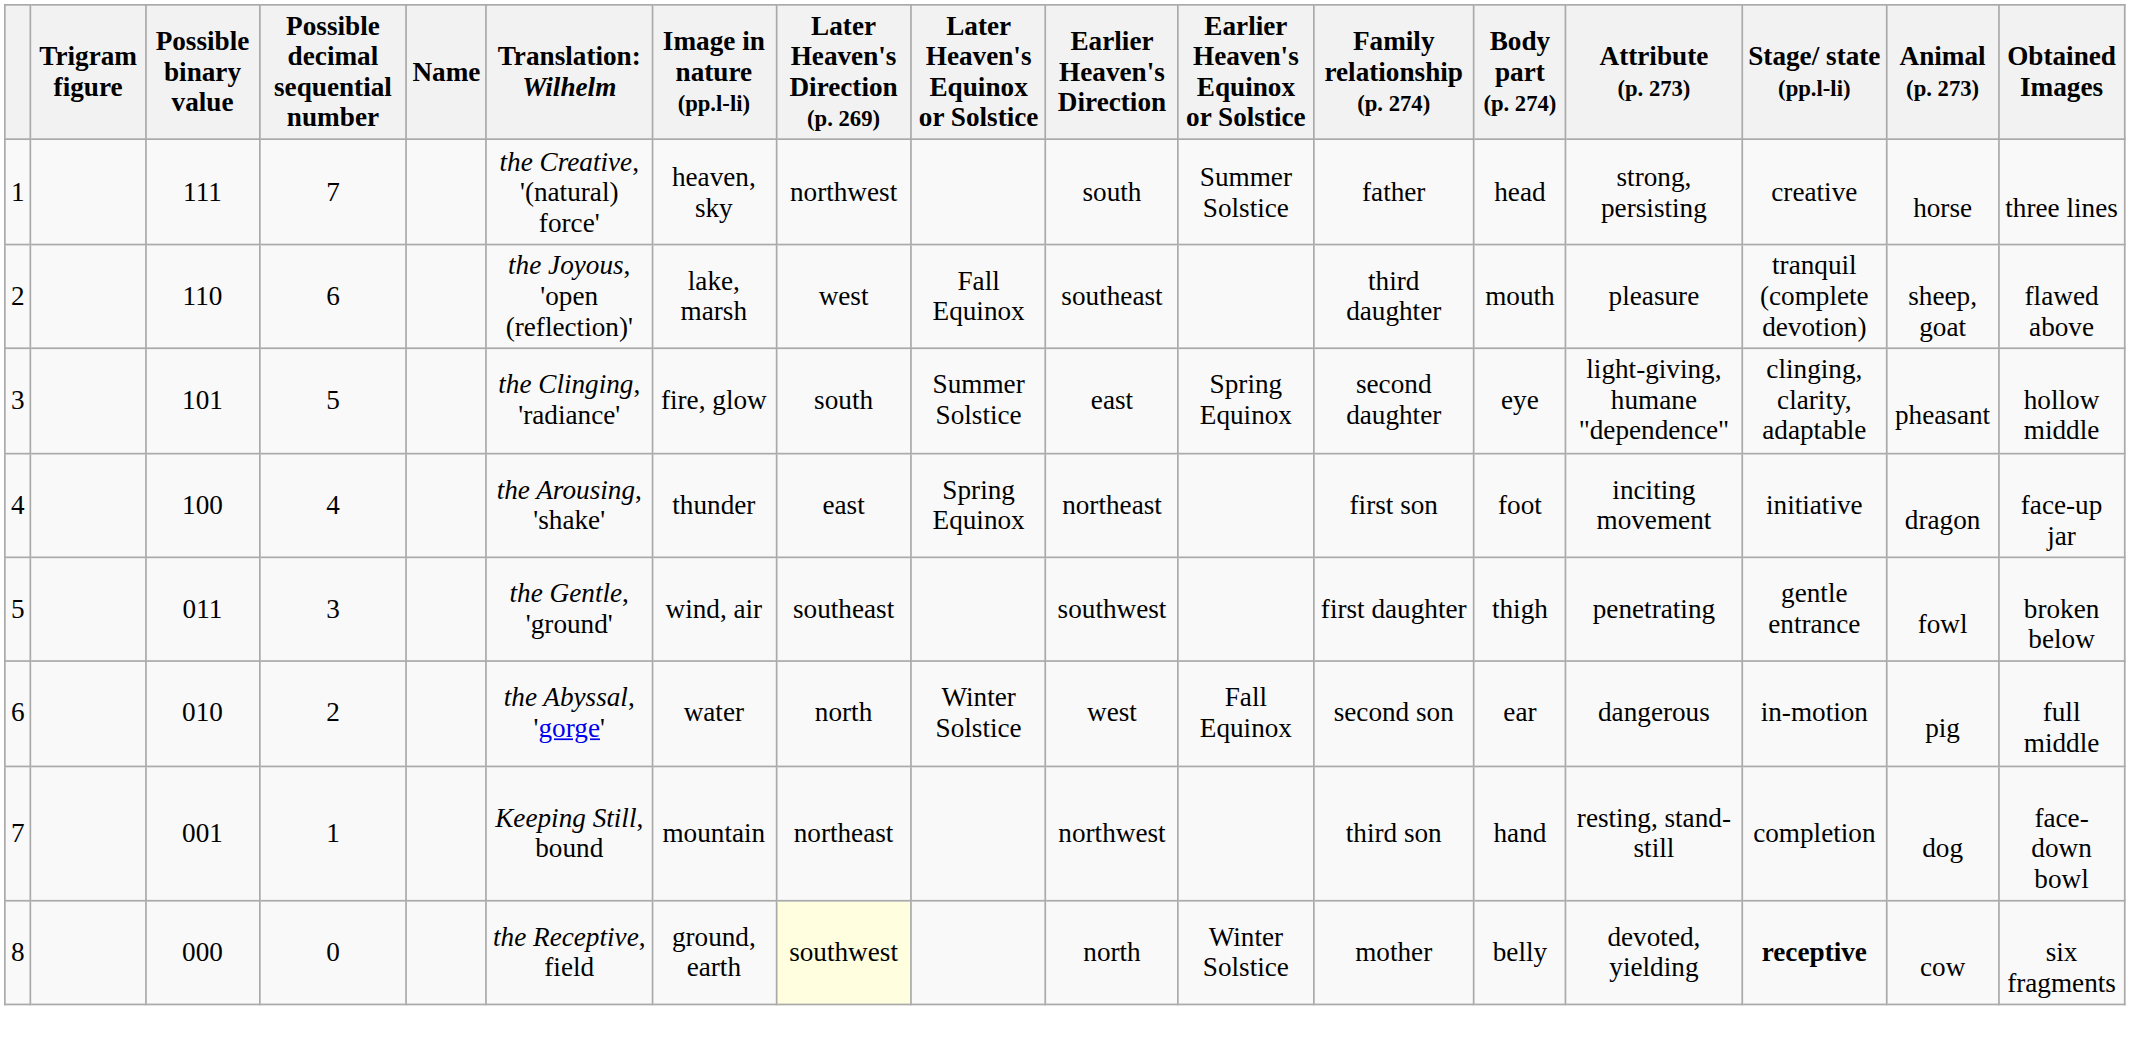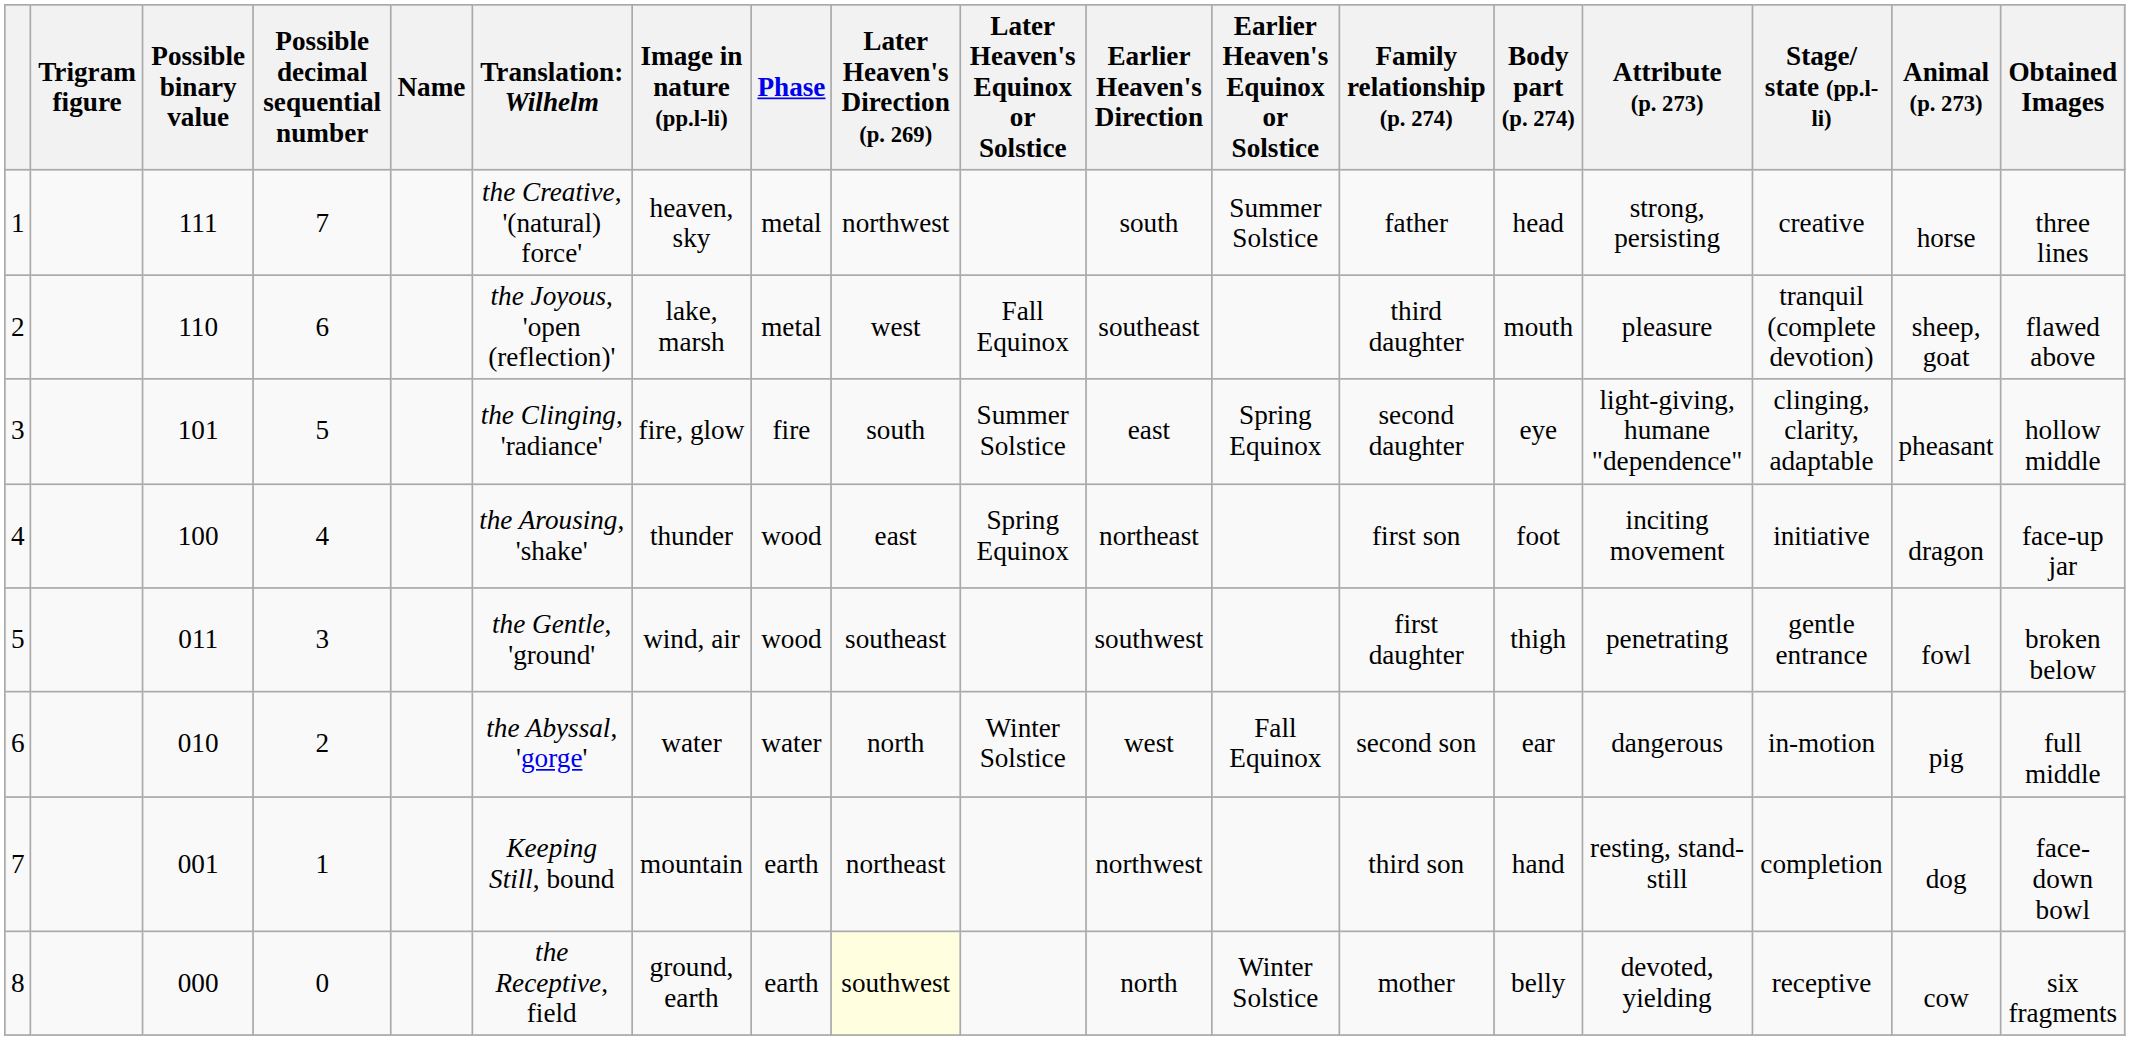+ column: (791, 87)
(1814, 952) bold -> (1822, 983) normal
